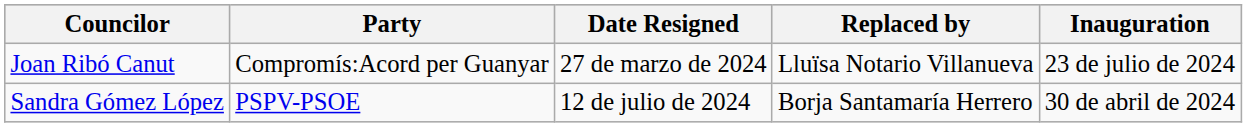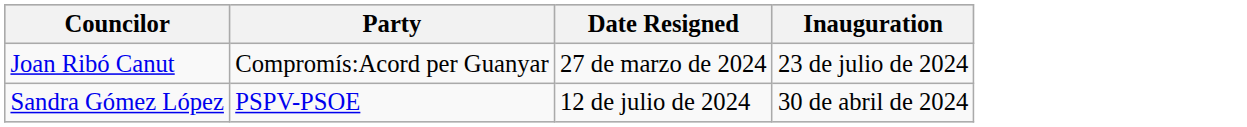- column: (906, 24)
